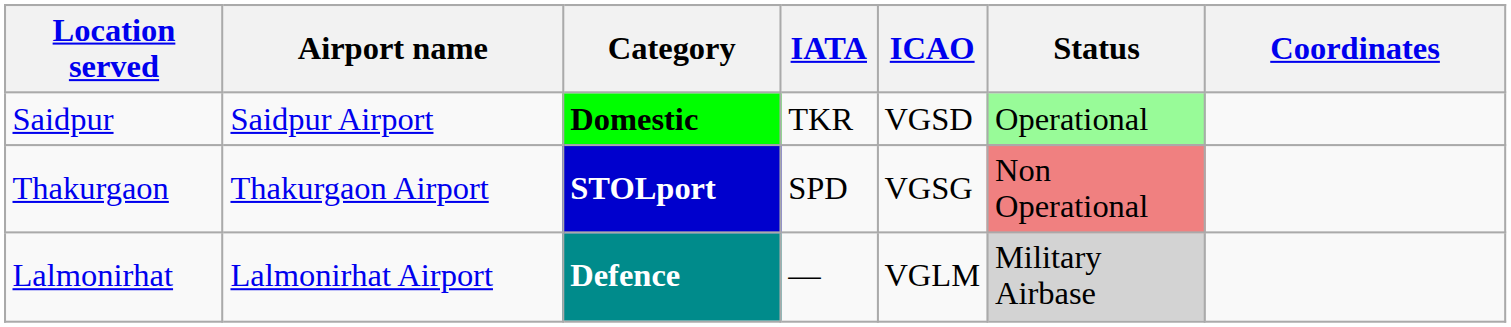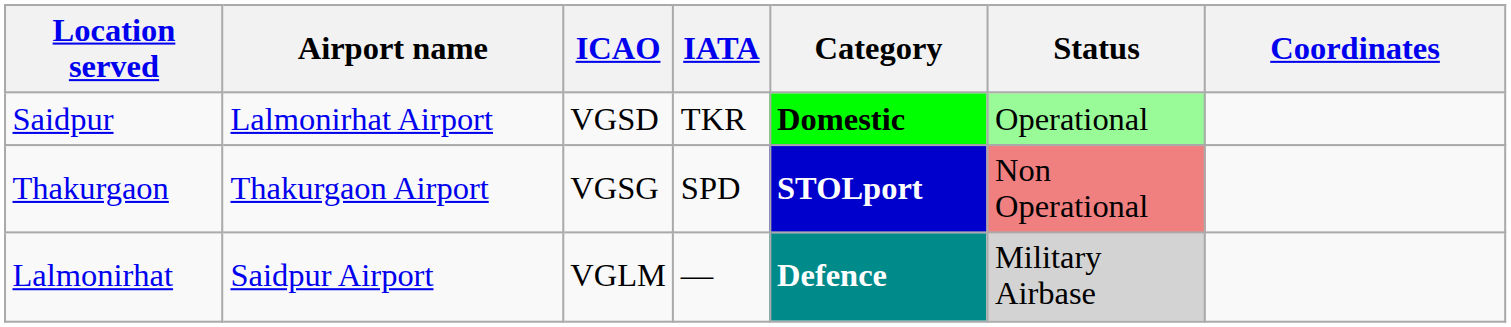columns swapped: (932, 48) <-> (672, 48)
(332, 118) Saidpur Airport -> (362, 118) Lalmonirhat Airport
(362, 276) Lalmonirhat Airport -> (332, 276) Saidpur Airport
